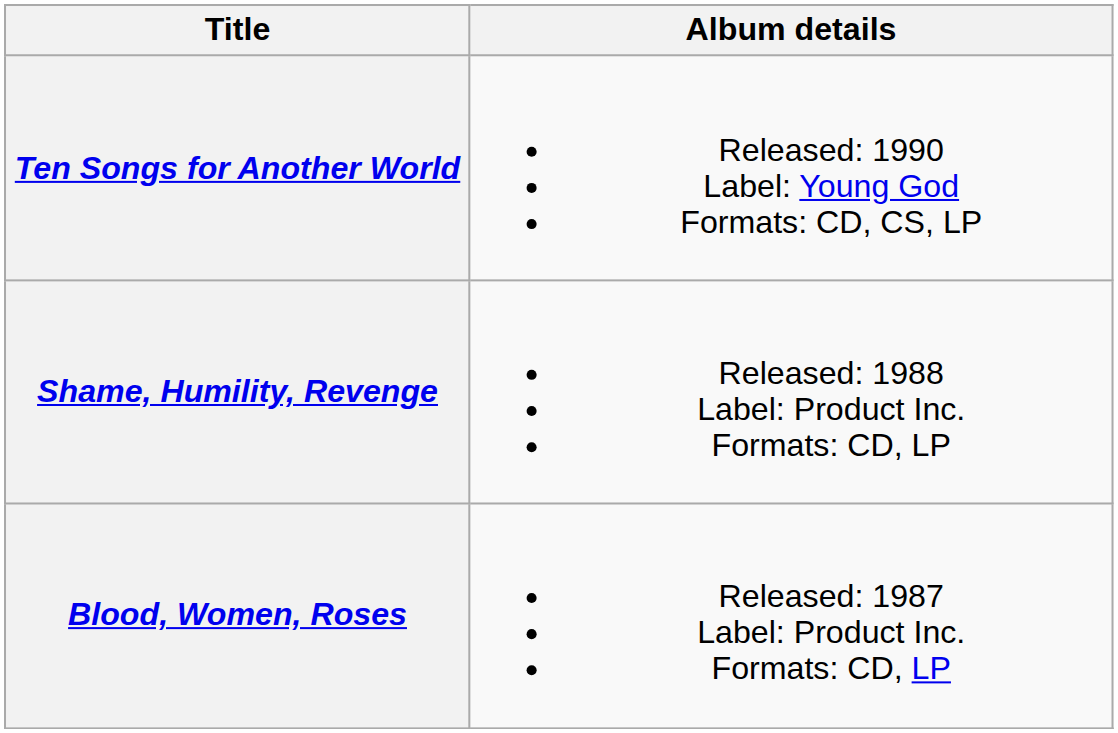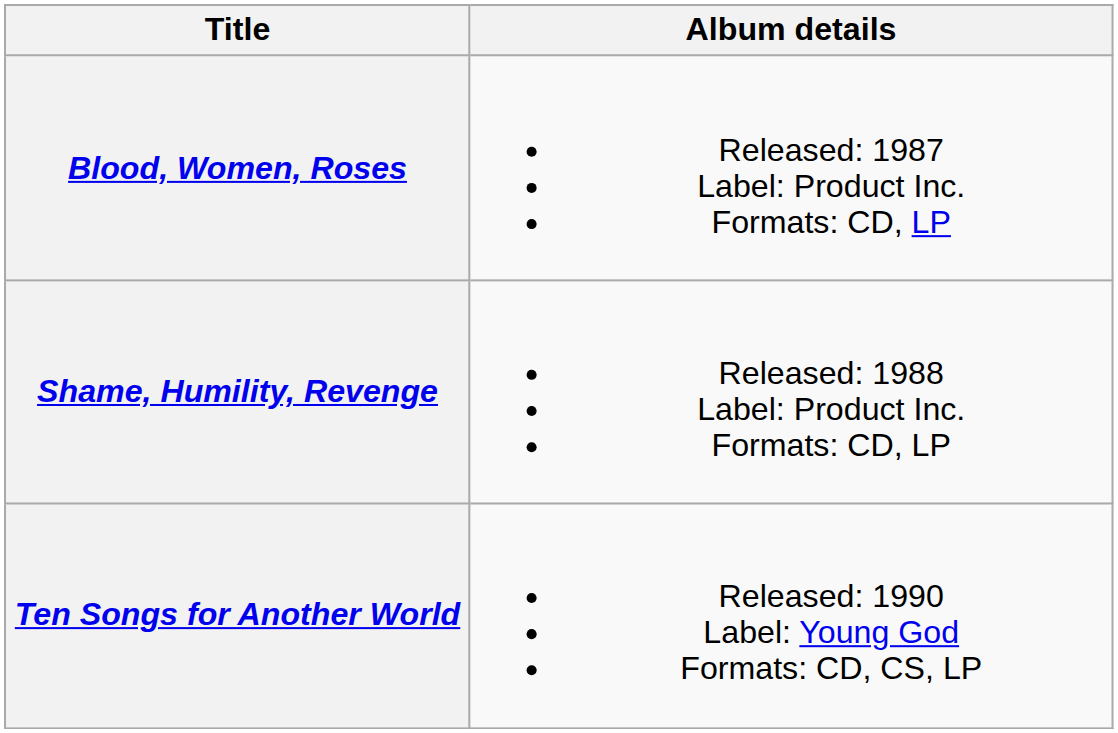rows swapped: (238, 615) <-> (238, 167)
